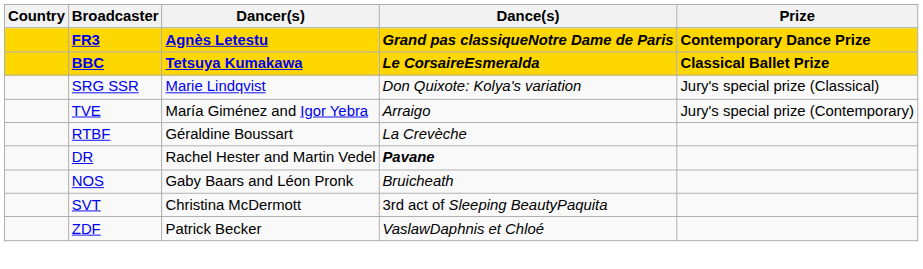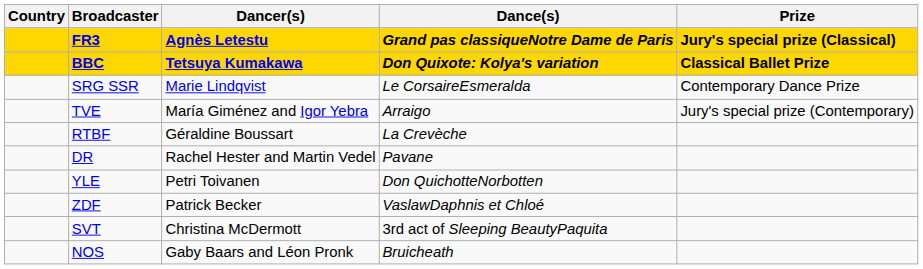(776, 39) Contemporary Dance Prize -> (788, 39) Jury's special prize (Classical)
(461, 63) Le CorsaireEsmeralda -> (490, 63) Don Quixote: Kolya's variation
(482, 87) Don Quixote: Kolya's variation -> (456, 87) Le CorsaireEsmeralda
(780, 87) Jury's special prize (Classical) -> (770, 87) Contemporary Dance Prize
(408, 157) bold -> (408, 157) normal
+ row: (86, 181)
rows swapped: (88, 181) <-> (86, 228)
